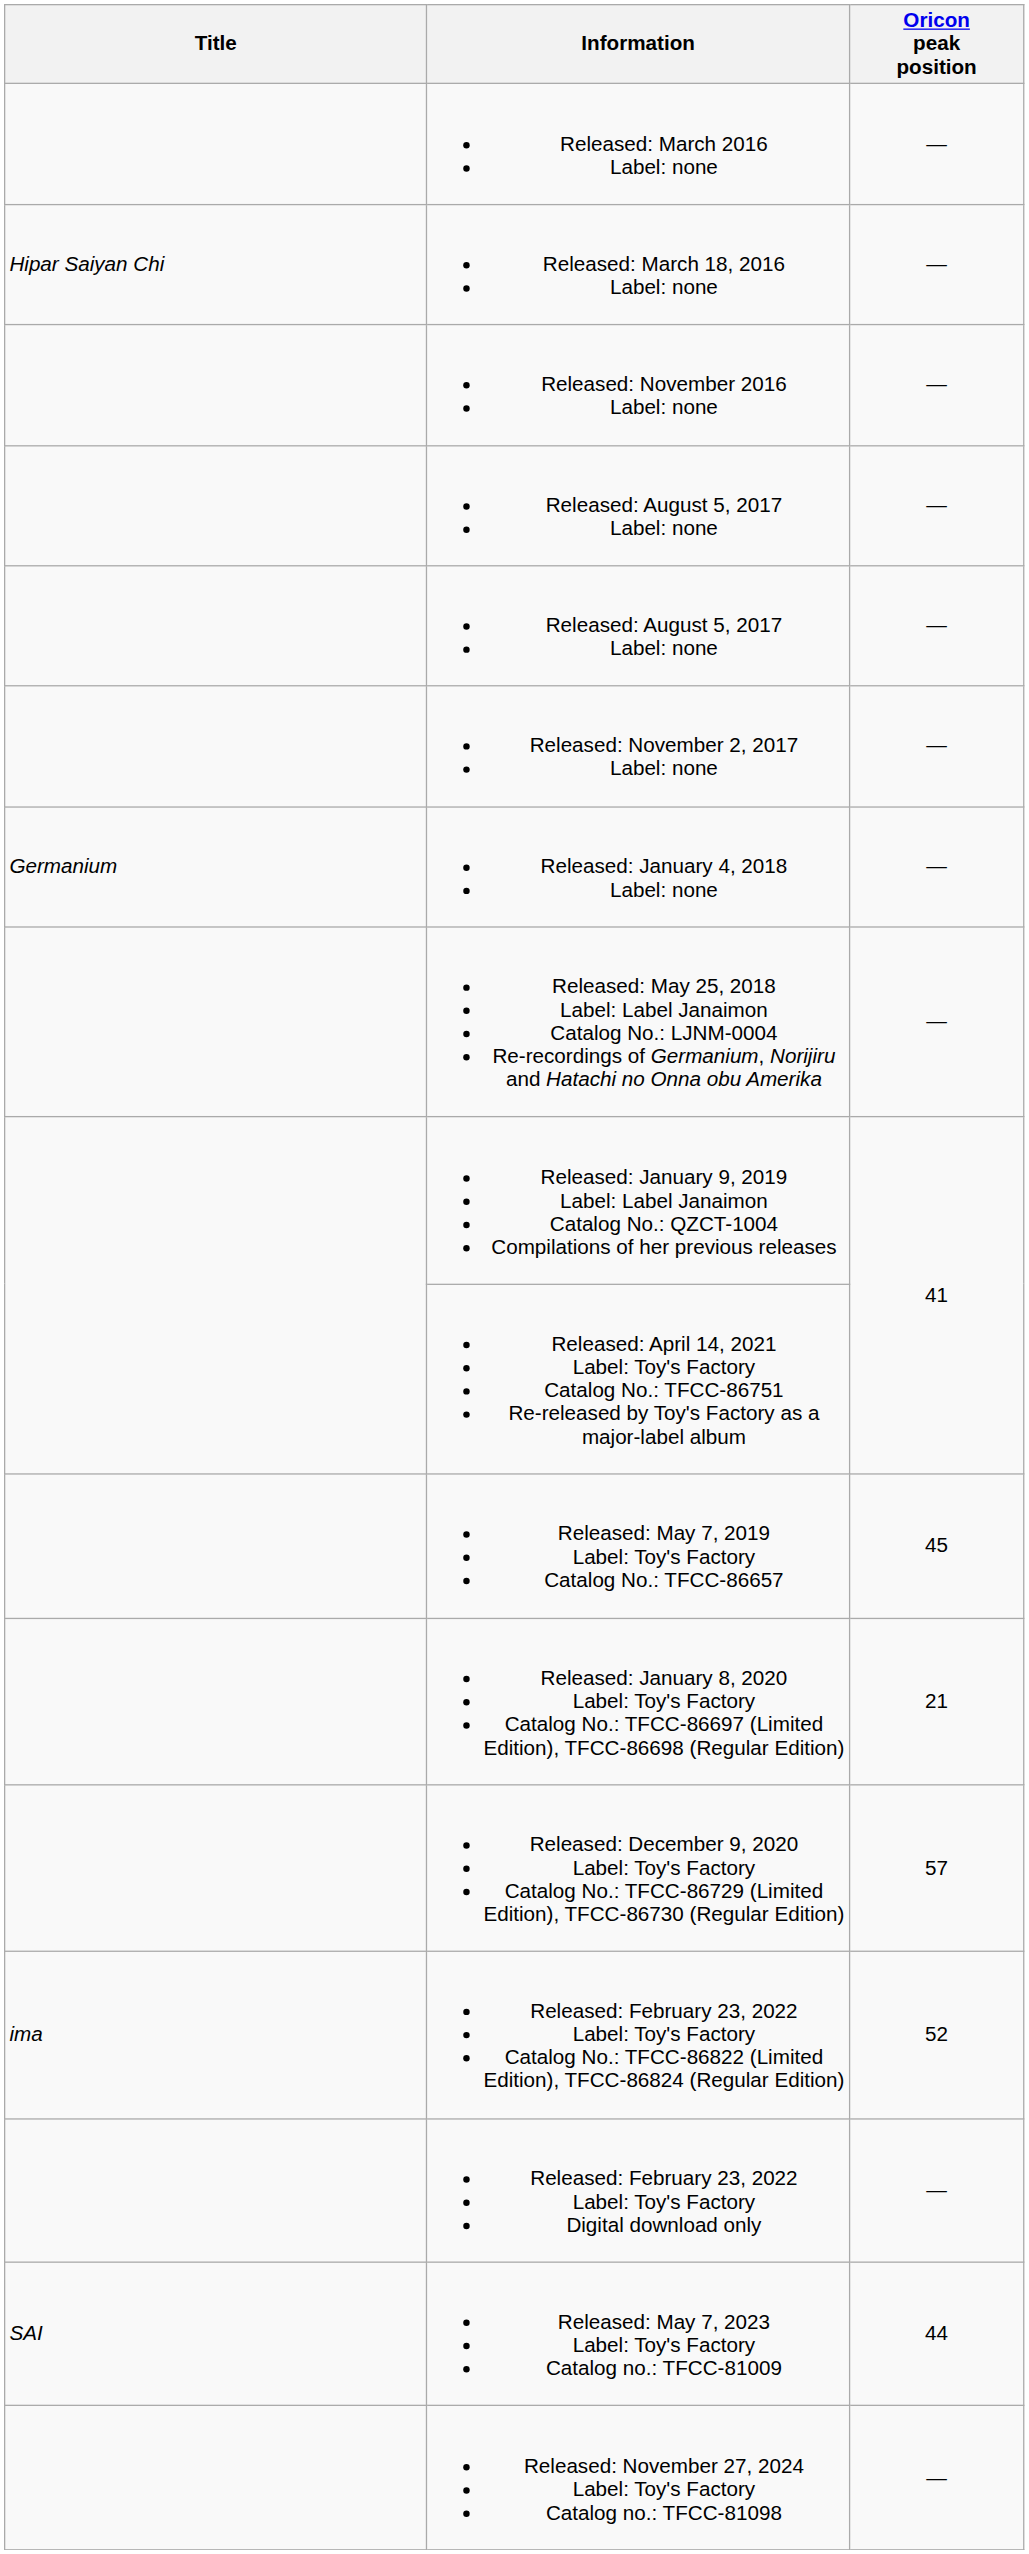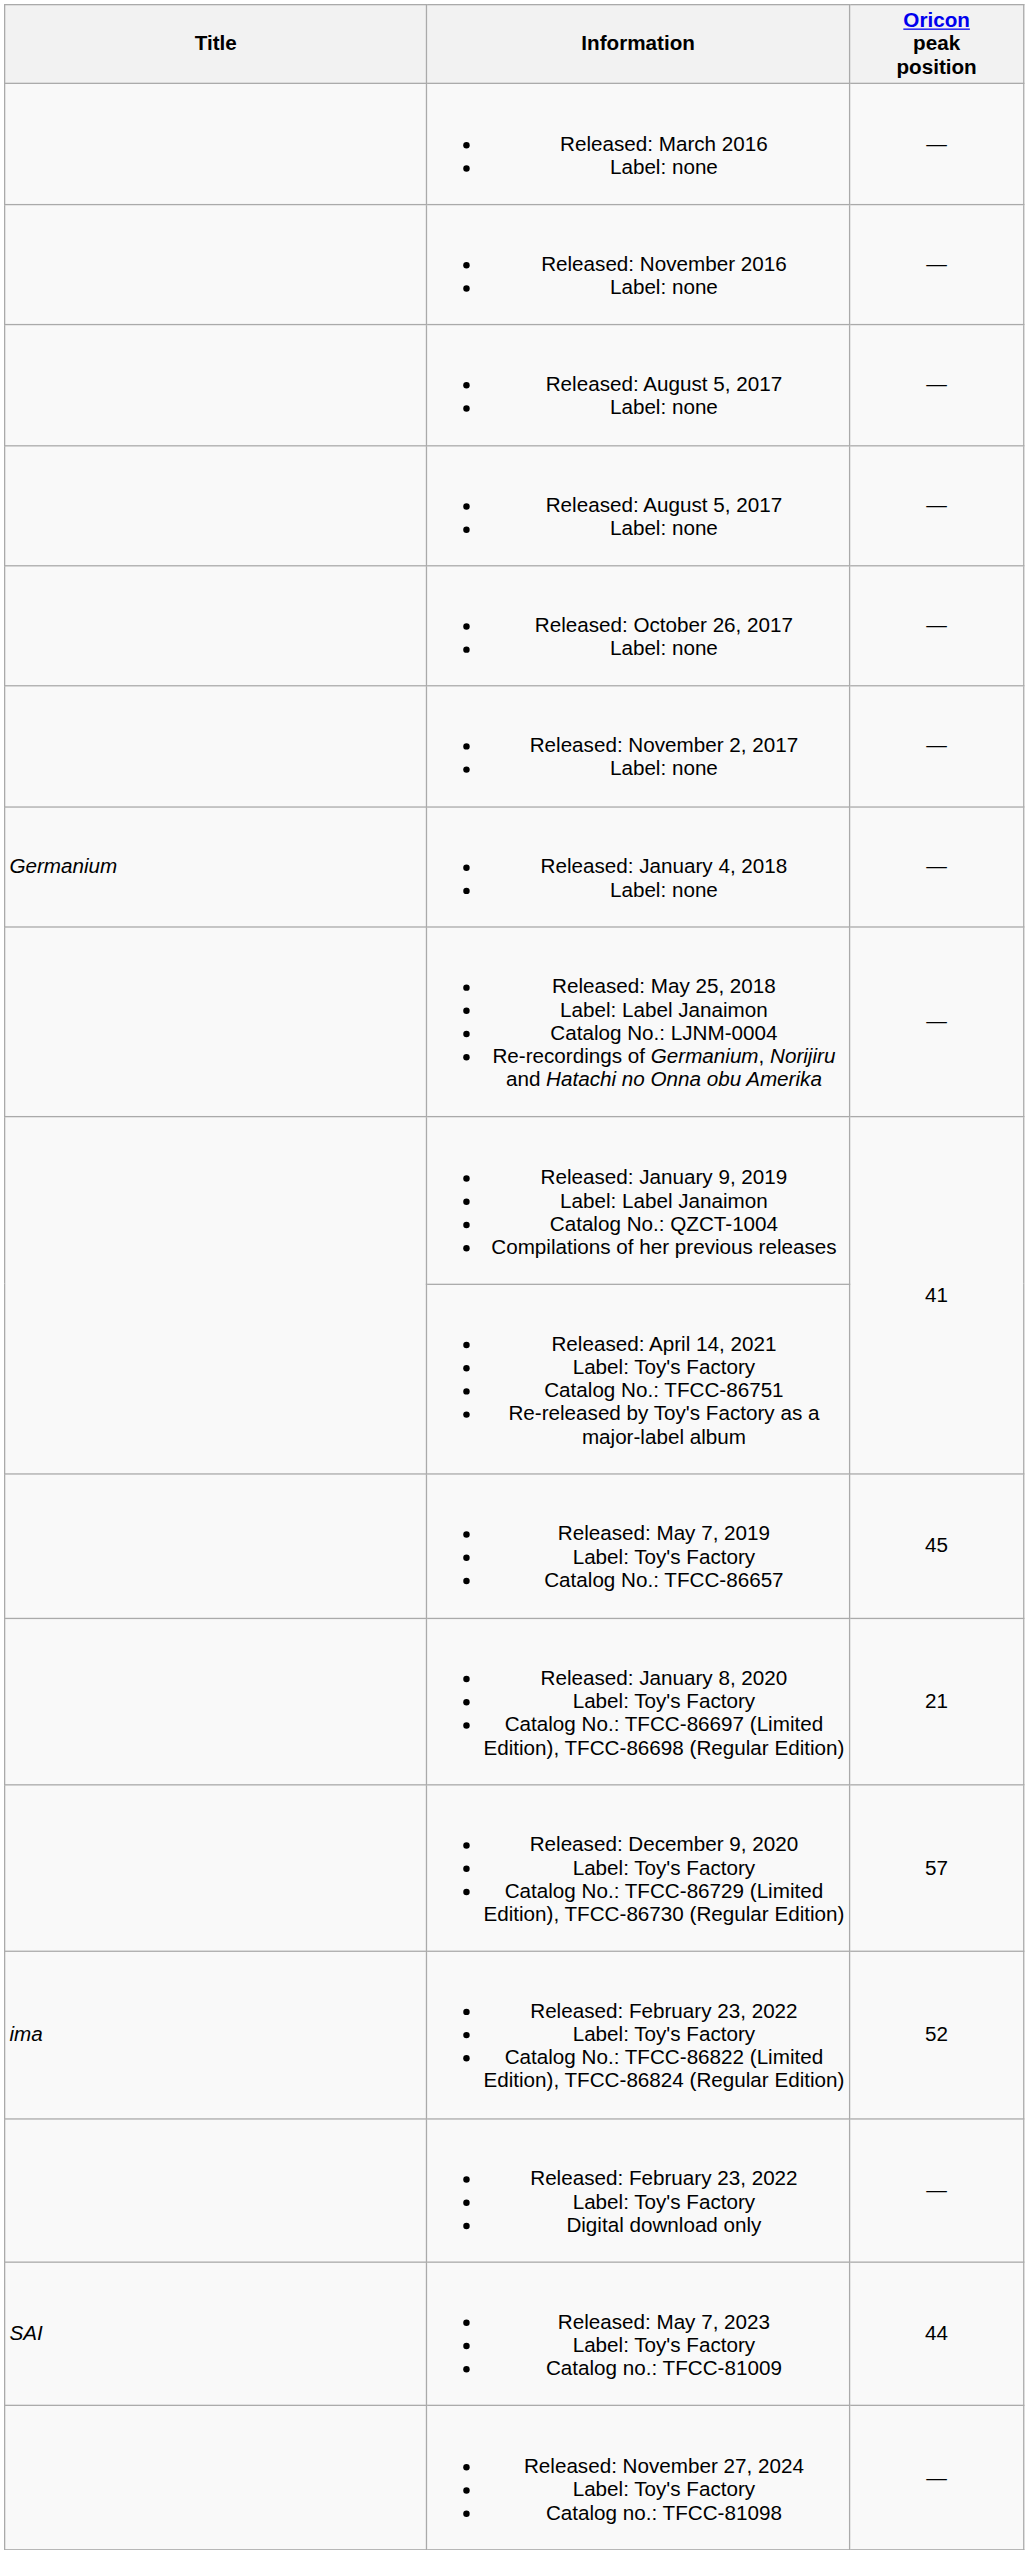- row: (638, 276)
+ row: (638, 637)
